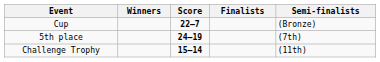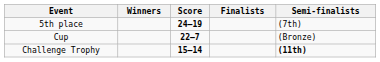rows swapped: (61, 24) <-> (61, 37)
(292, 50) normal -> (292, 50) bold
